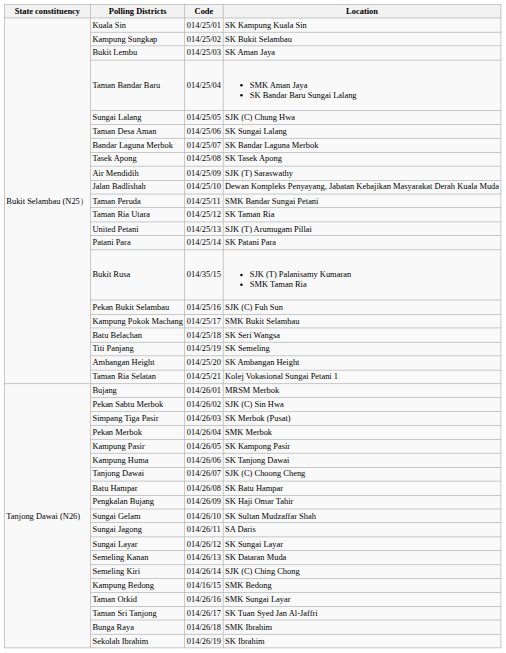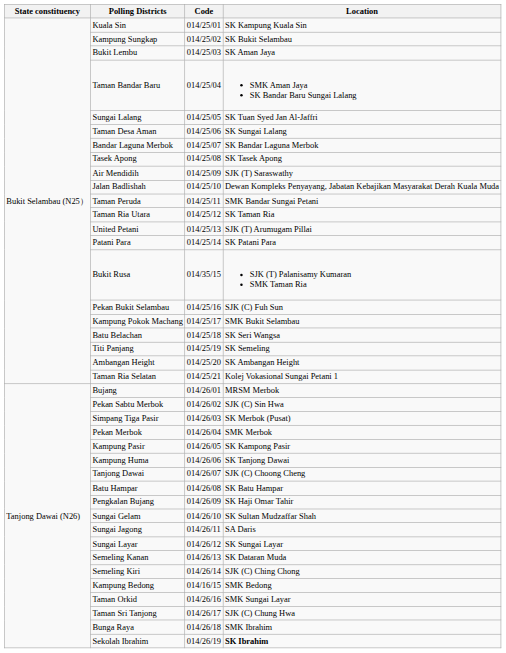(260, 117) SJK (C) Chung Hwa -> (271, 117) SK Tuan Syed Jan Al-Jaffri
(271, 613) SK Tuan Syed Jan Al-Jaffri -> (260, 613) SJK (C) Chung Hwa
(245, 640) normal -> (247, 640) bold
